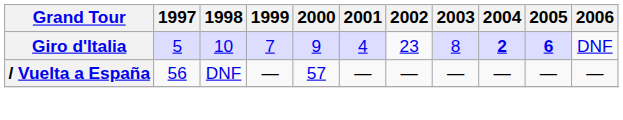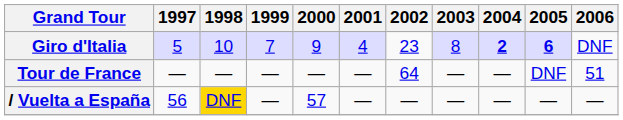+ row: (79, 73)
(224, 73) no background -> (224, 100) gold background
